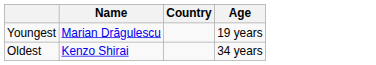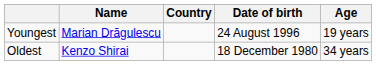+ column: (268, 13)
